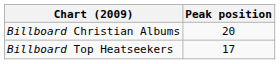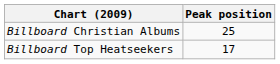(229, 31) 20 -> (229, 31) 25
